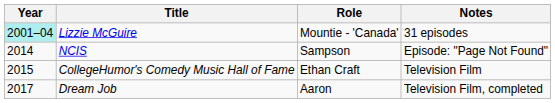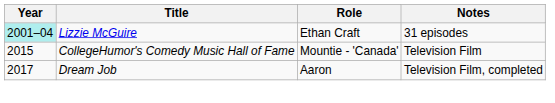(349, 32) Mountie - 'Canada' -> (330, 32) Ethan Craft
- row: (73, 51)
(330, 70) Ethan Craft -> (349, 51) Mountie - 'Canada'
